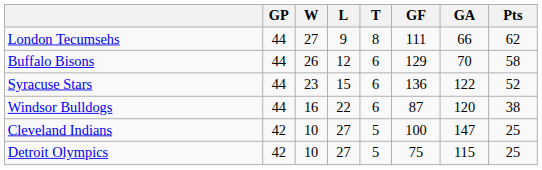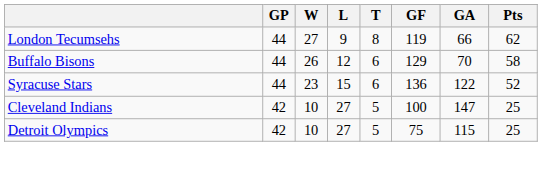(416, 38) 111 -> (416, 38) 119
- row: (60, 107)
